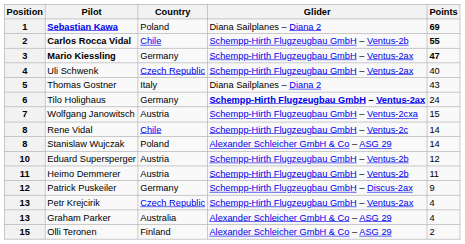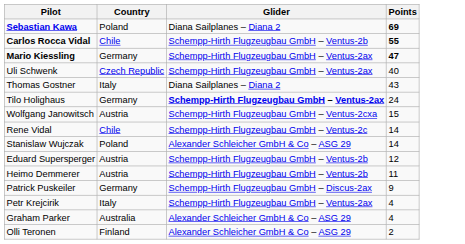- column: (25, 12)
(173, 203) Czech Republic -> (108, 203) Italy
